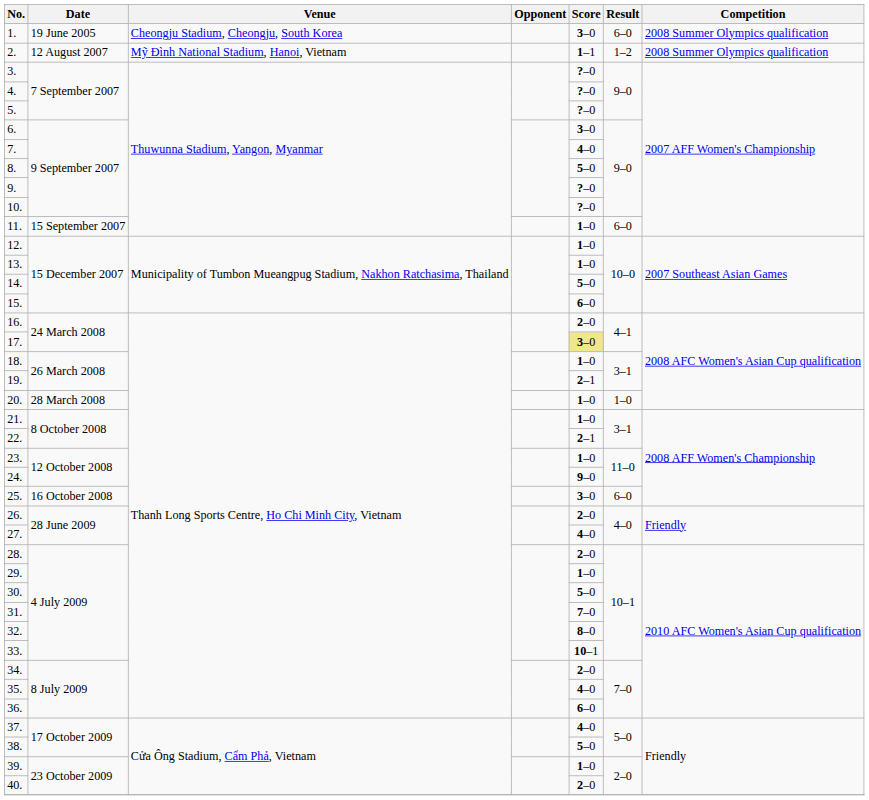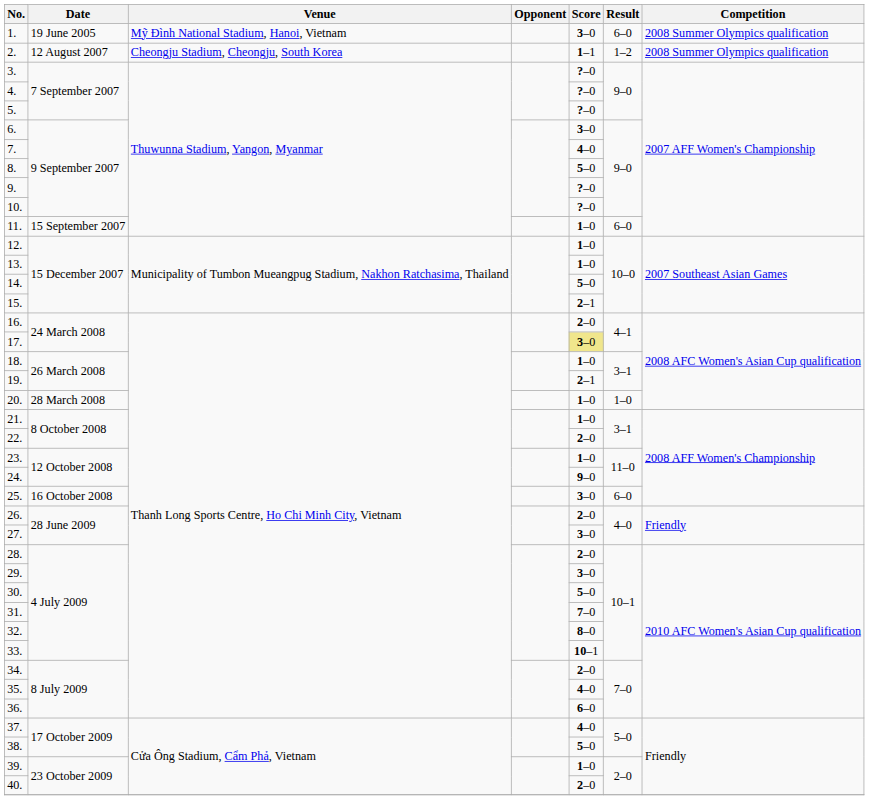(237, 33) Cheongju Stadium, Cheongju, South Korea -> (239, 33) Mỹ Đình National Stadium, Hanoi, Vietnam
(239, 52) Mỹ Đình National Stadium, Hanoi, Vietnam -> (237, 52) Cheongju Stadium, Cheongju, South Korea
(586, 303) 6–0 -> (586, 303) 2–1
(586, 438) 2–1 -> (586, 438) 2–0
(586, 534) 4–0 -> (586, 534) 3–0
(586, 573) 1–0 -> (586, 573) 3–0
